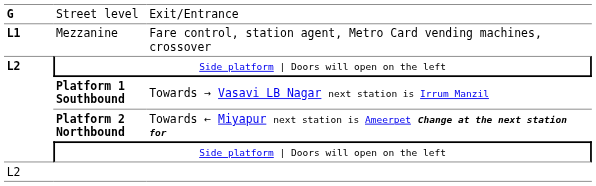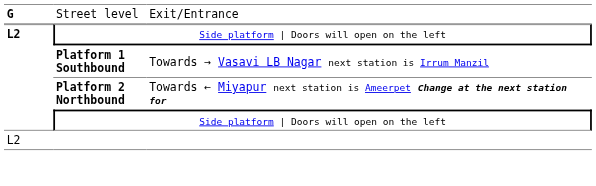- row: (87, 33)
